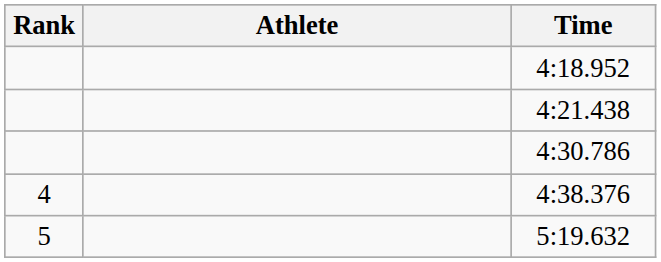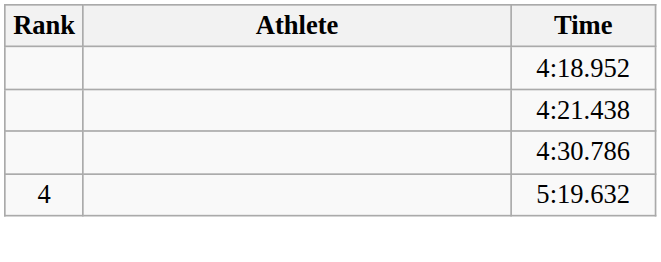- row: (583, 194)
(44, 236) 5 -> (44, 194) 4
